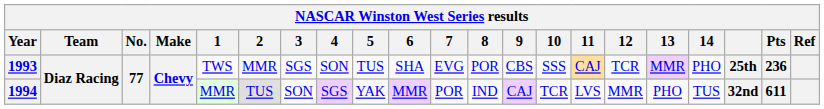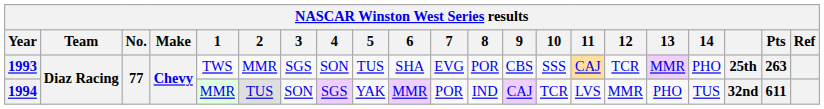(776, 66) 236 -> (776, 66) 263
